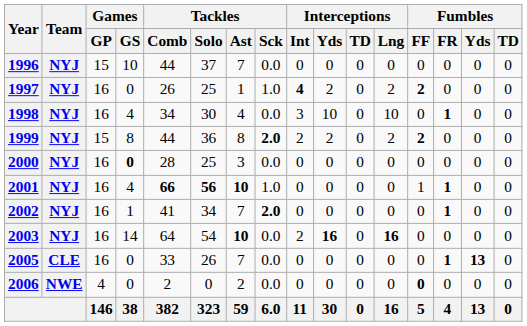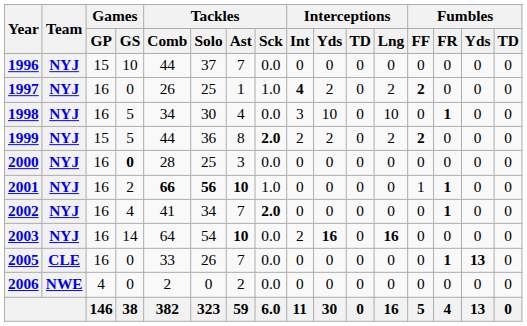(130, 114) 4 -> (130, 114) 5
(130, 138) 8 -> (130, 138) 5
(130, 187) 4 -> (130, 187) 2
(130, 211) 1 -> (130, 211) 4
(421, 284) bold -> (421, 284) normal
